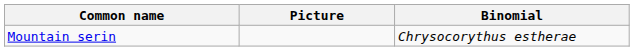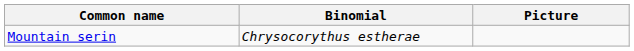columns swapped: (512, 15) <-> (317, 15)
